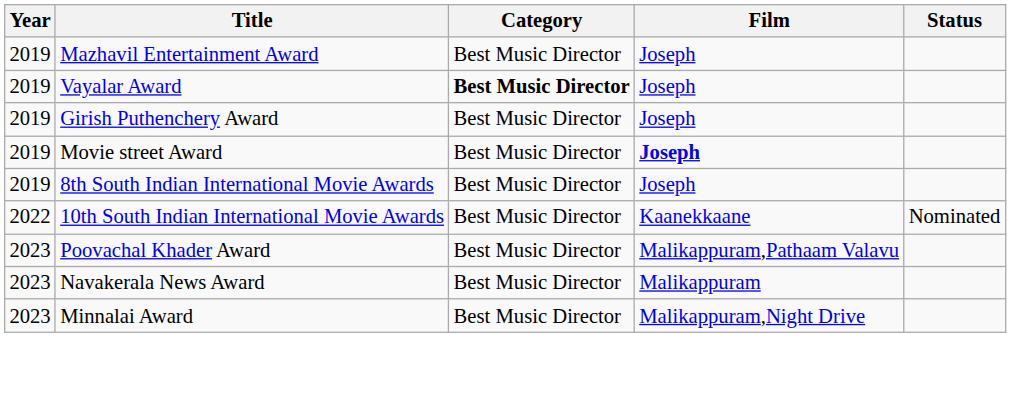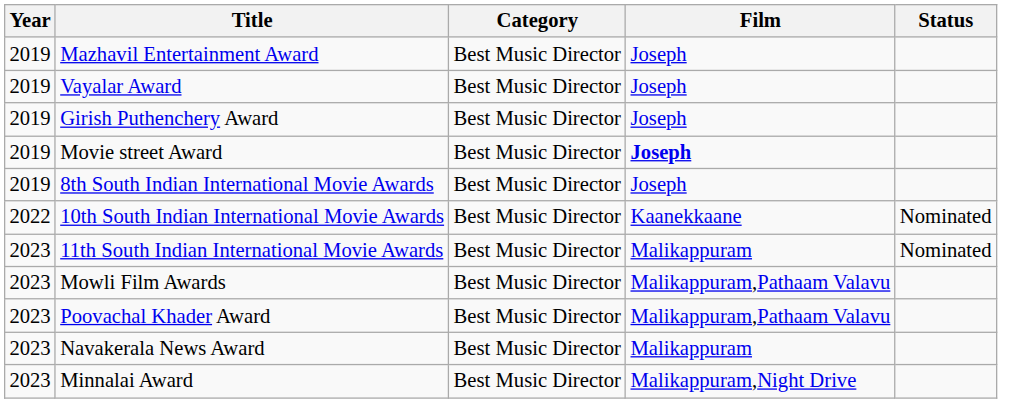(542, 86) bold -> (537, 86) normal
+ row: (252, 250)
+ row: (143, 282)
